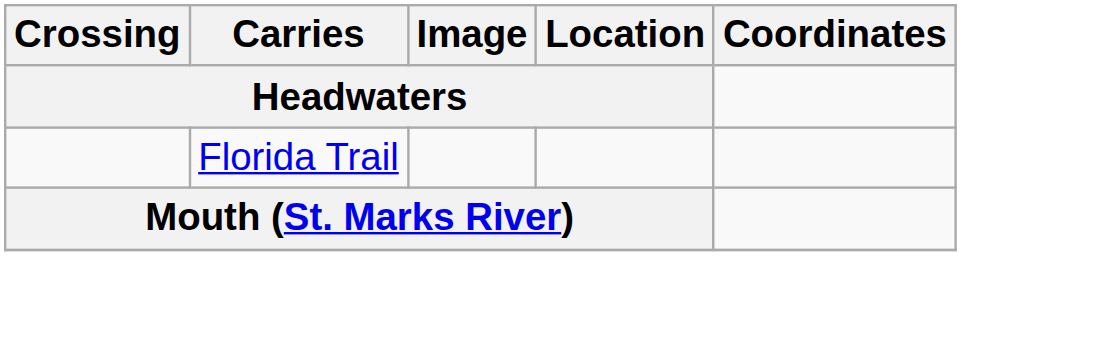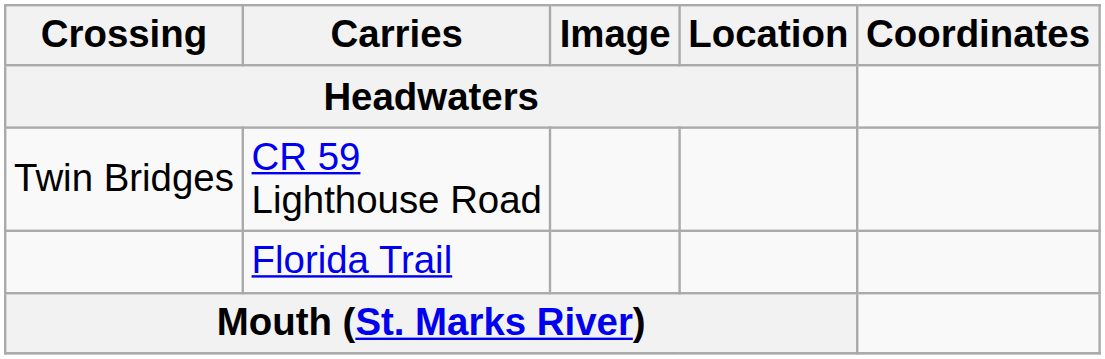+ row: (124, 178)
